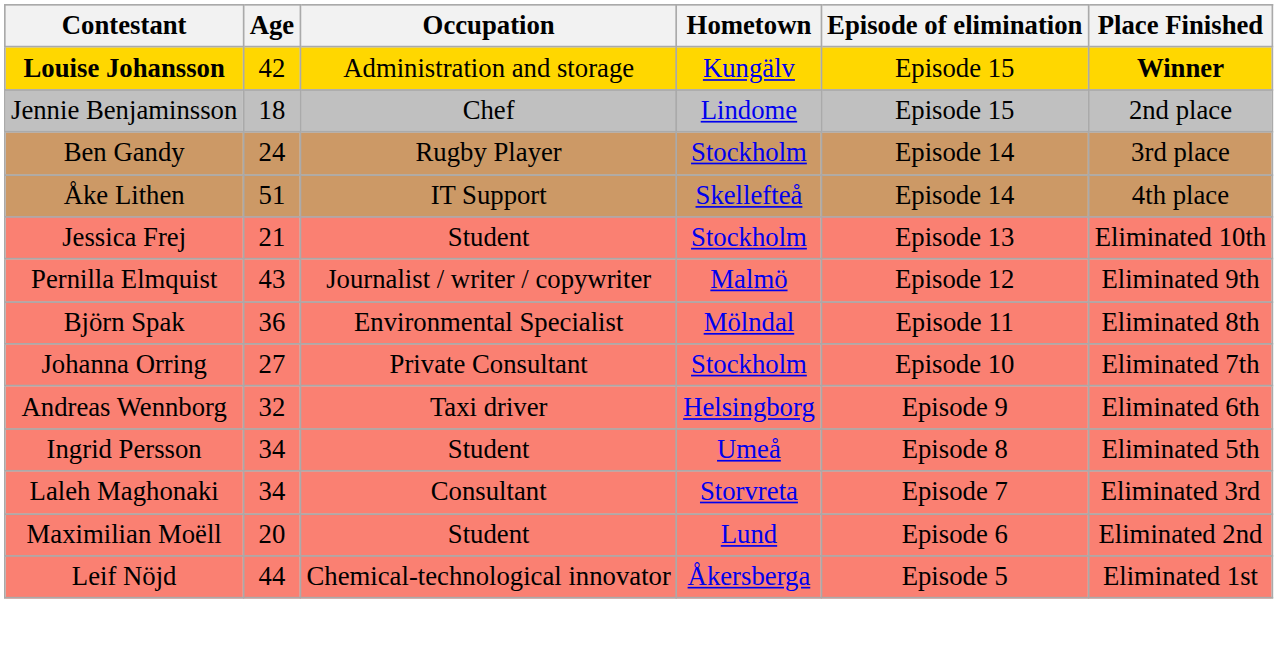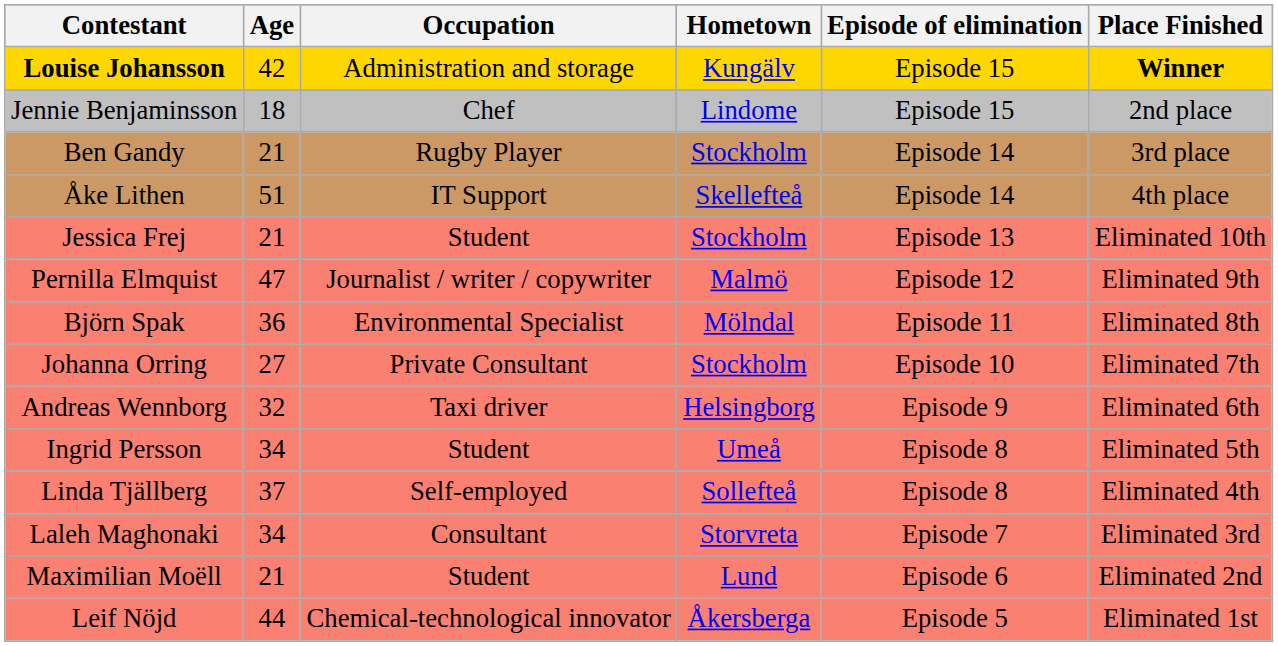(272, 152) 24 -> (272, 152) 21
(272, 279) 43 -> (272, 279) 47
+ row: (124, 491)
(272, 534) 20 -> (272, 576) 21
